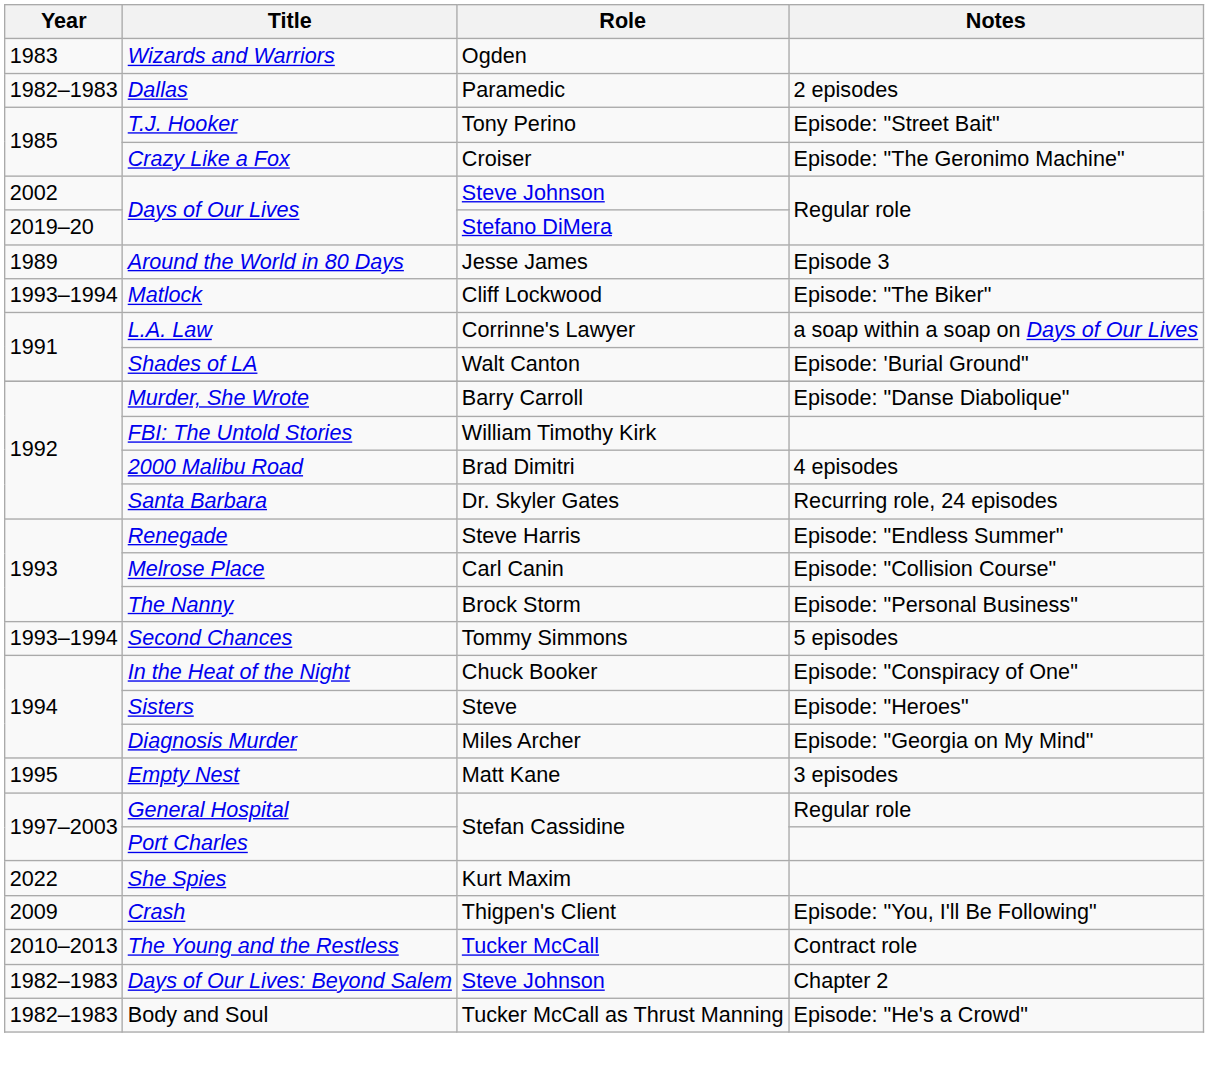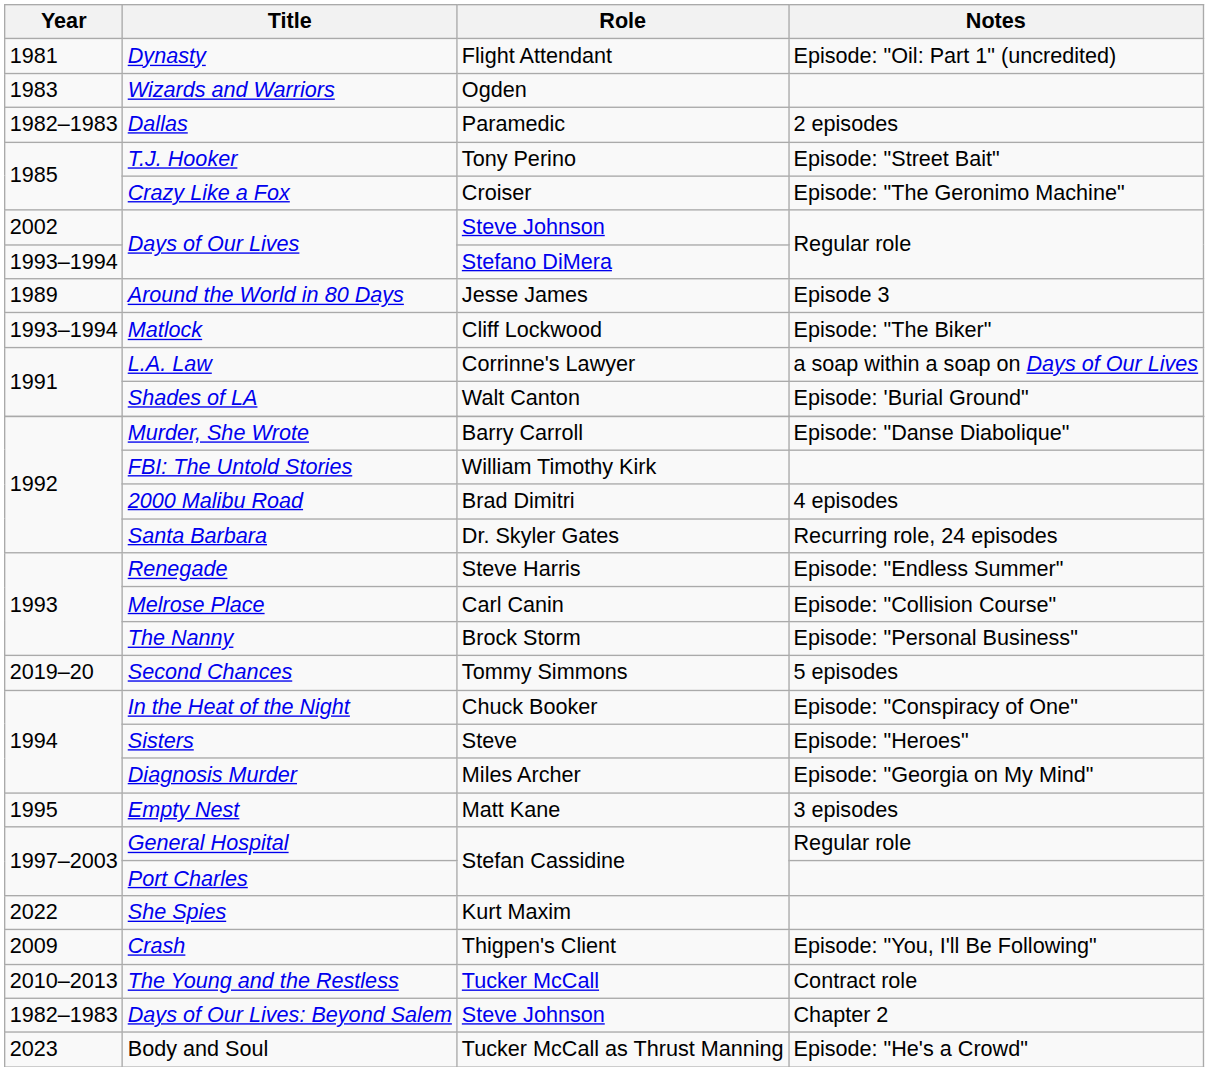+ row: (167, 55)
(52, 227) 2019–20 -> (64, 261) 1993–1994
(64, 638) 1993–1994 -> (52, 672) 2019–20
(64, 1015) 1982–1983 -> (34, 1049) 2023
